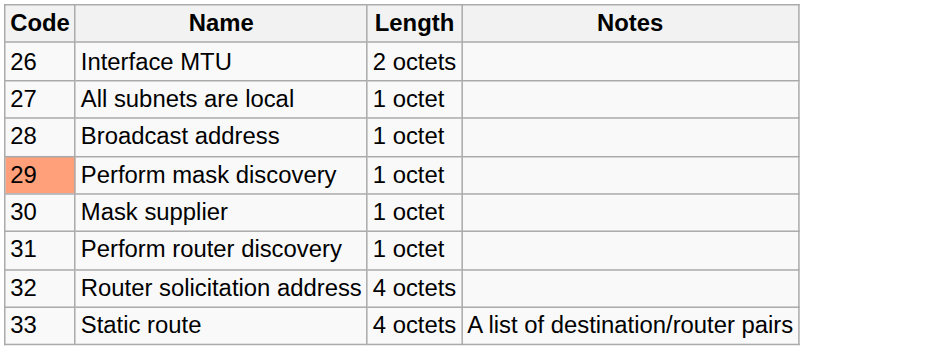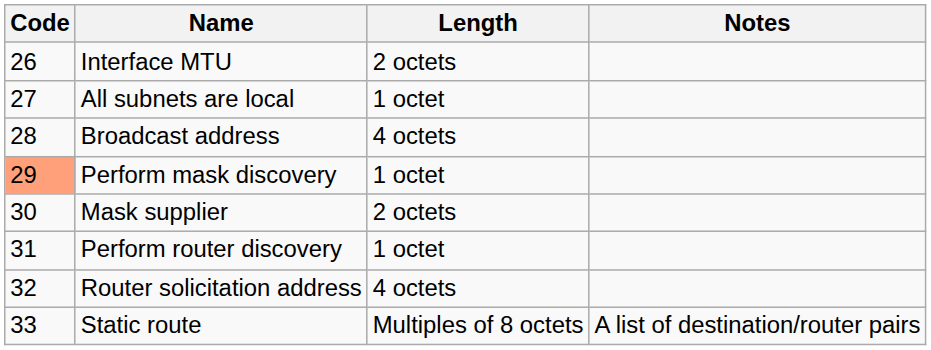(409, 136) 1 octet -> (414, 136) 4 octets
(409, 212) 1 octet -> (414, 212) 2 octets
(414, 325) 4 octets -> (478, 325) Multiples of 8 octets
